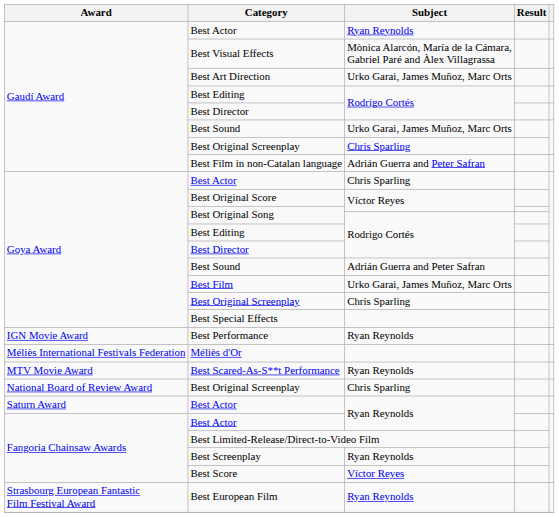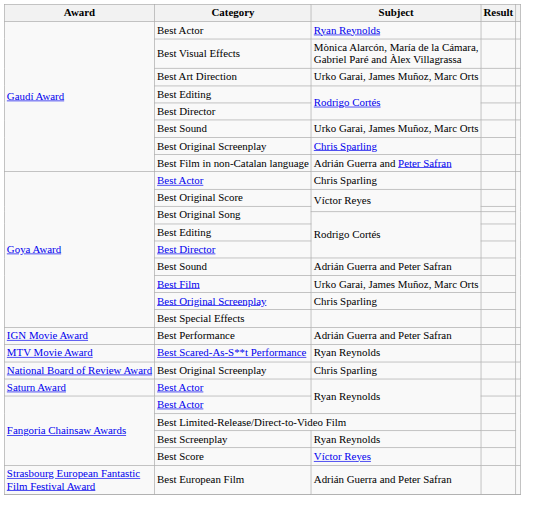(380, 335) Ryan Reynolds -> (383, 335) Adrián Guerra and Peter Safran
- row: (96, 353)
(380, 497) Ryan Reynolds -> (383, 480) Adrián Guerra and Peter Safran
